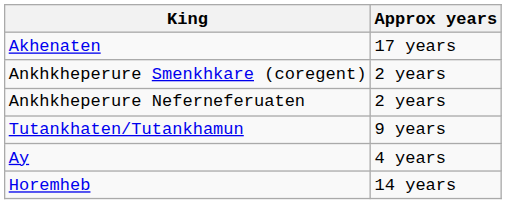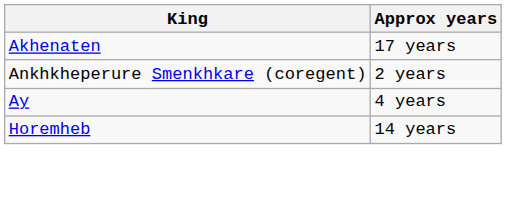- row: (157, 102)
- row: (126, 130)
